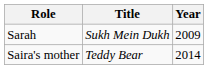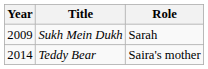columns swapped: (188, 14) <-> (43, 14)
